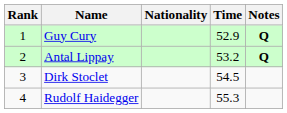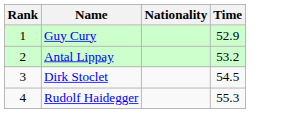- column: (264, 14)
